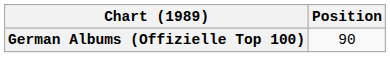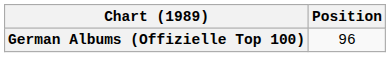(347, 40) 90 -> (347, 40) 96
